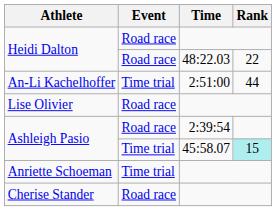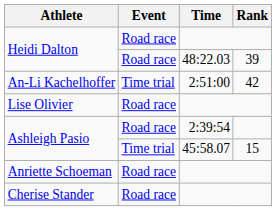(252, 60) 22 -> (252, 60) 39
(252, 83) 44 -> (252, 83) 42
(252, 150) paleturquoise background -> (252, 150) no background
(148, 172) Time trial -> (149, 172) Road race
